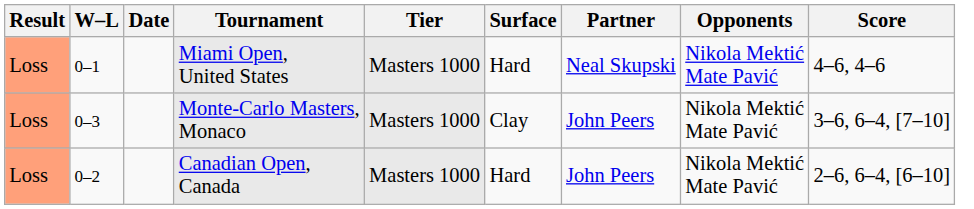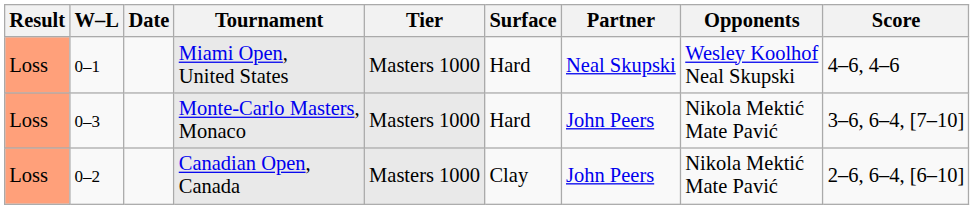(745, 64) Nikola Mektić Mate Pavić -> (752, 64) Wesley Koolhof Neal Skupski
(509, 120) Clay -> (510, 120) Hard
(510, 175) Hard -> (509, 175) Clay
